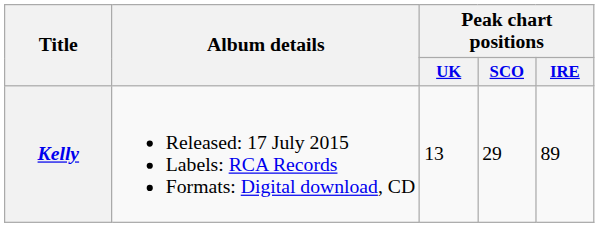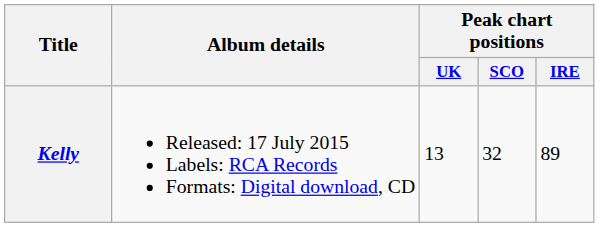(492, 153) 29 -> (492, 153) 32
